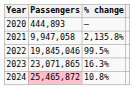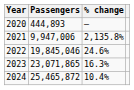(53, 38) 9,947,058 -> (53, 38) 9,947,006
(96, 51) 99.5% -> (96, 51) 24.6%
(55, 78) pink background -> (55, 78) no background
(96, 78) 10.8% -> (96, 78) 10.4%
